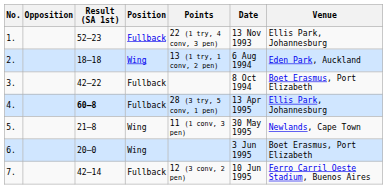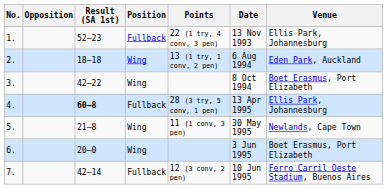(147, 83) Fullback -> (137, 83) Wing
